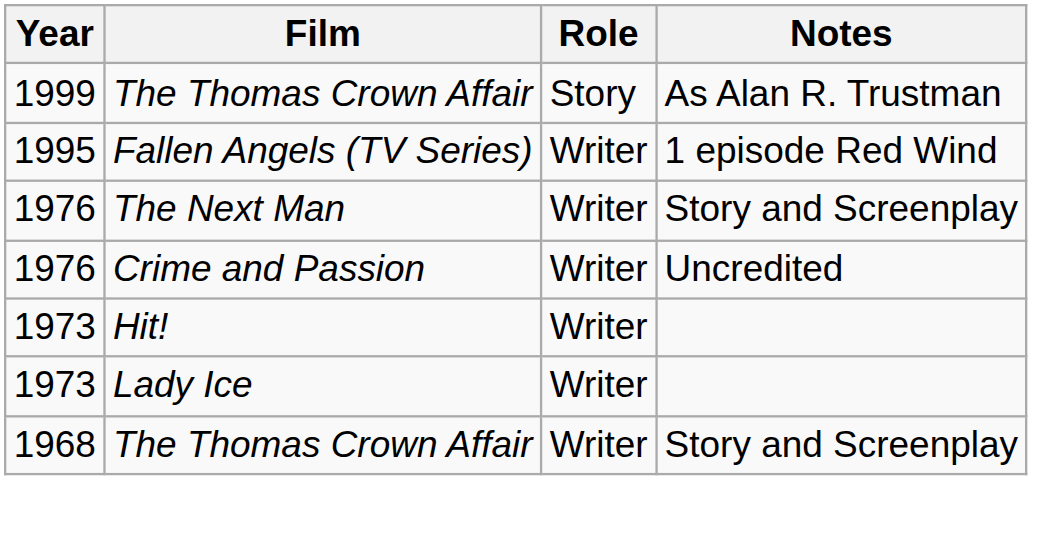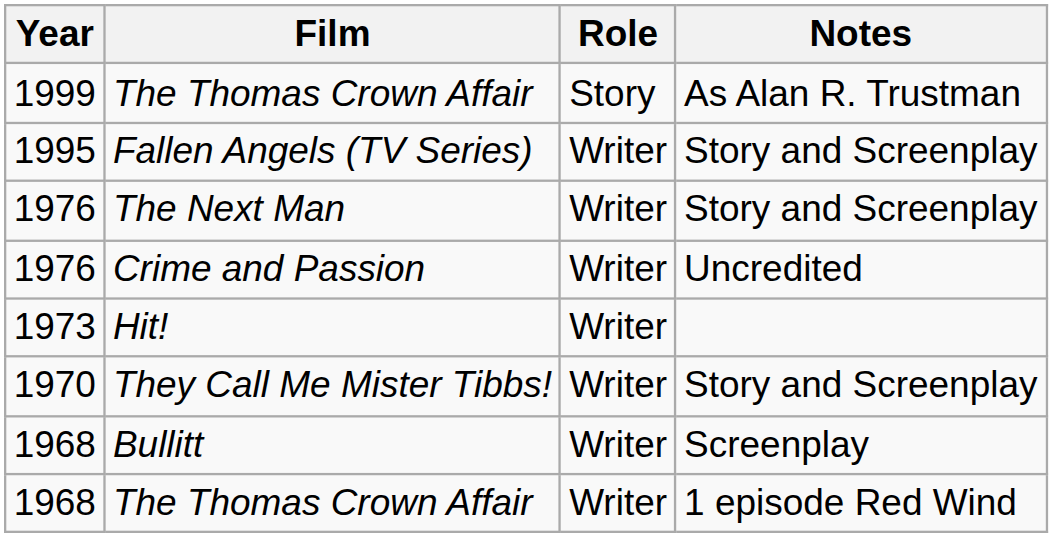(831, 151) 1 episode Red Wind -> (861, 151) Story and Screenplay
- row: (55, 385)
+ row: (55, 385)
+ row: (55, 444)
(841, 444) Story and Screenplay -> (851, 502) 1 episode Red Wind
